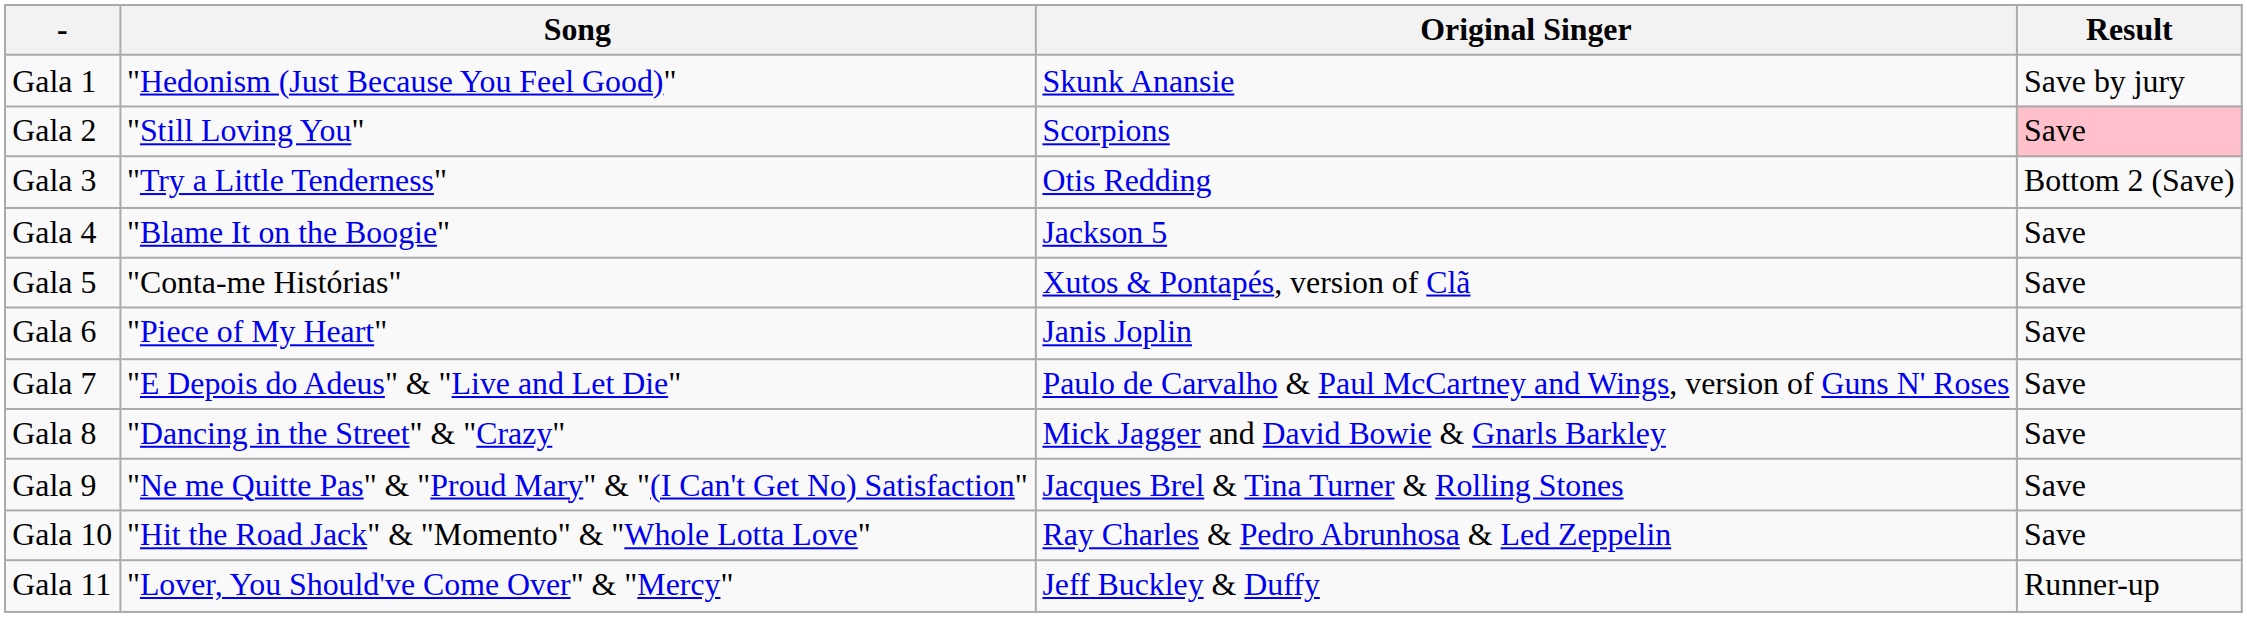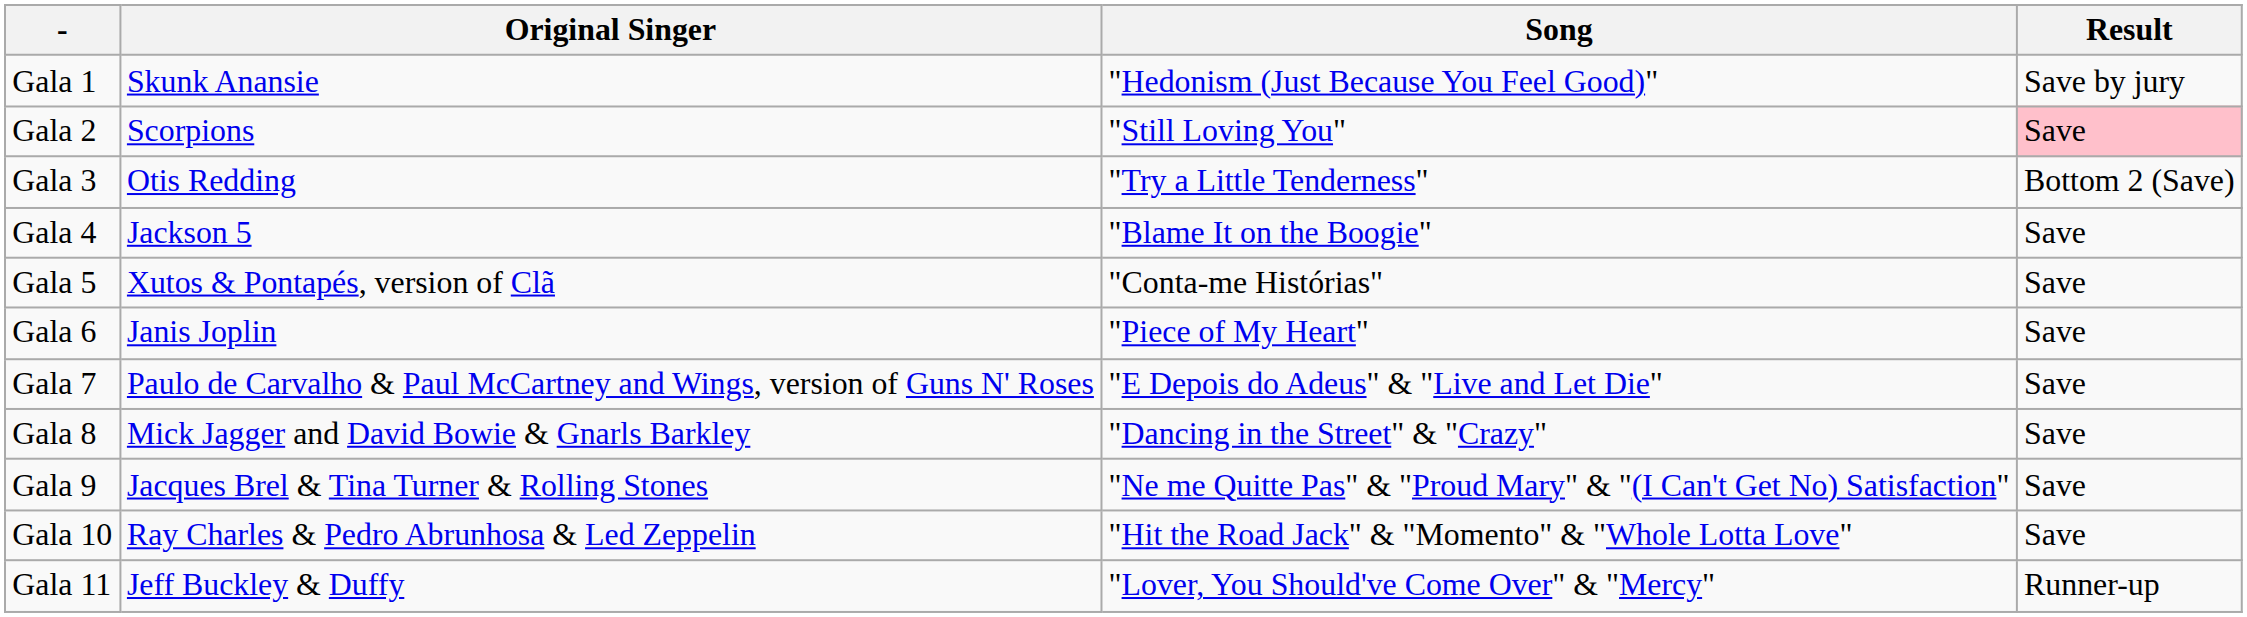columns swapped: (577, 29) <-> (1526, 29)
